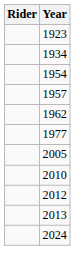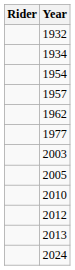- row: (55, 34)
+ row: (55, 34)
+ row: (55, 155)
